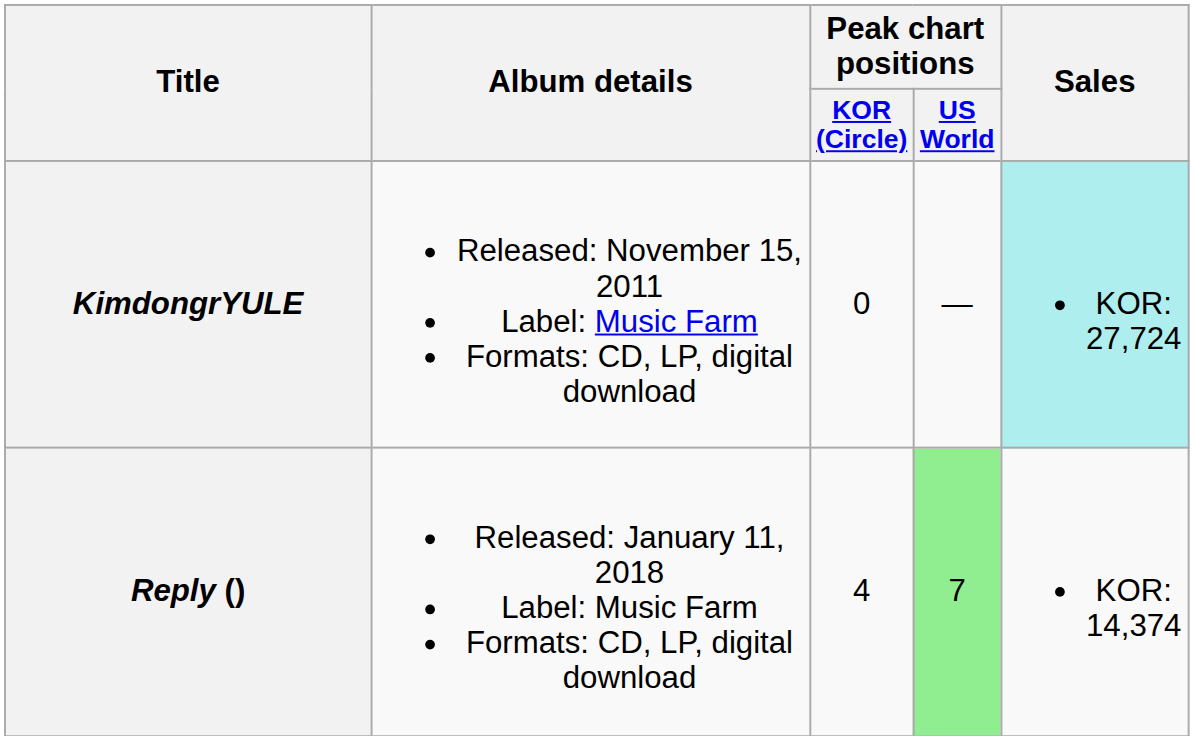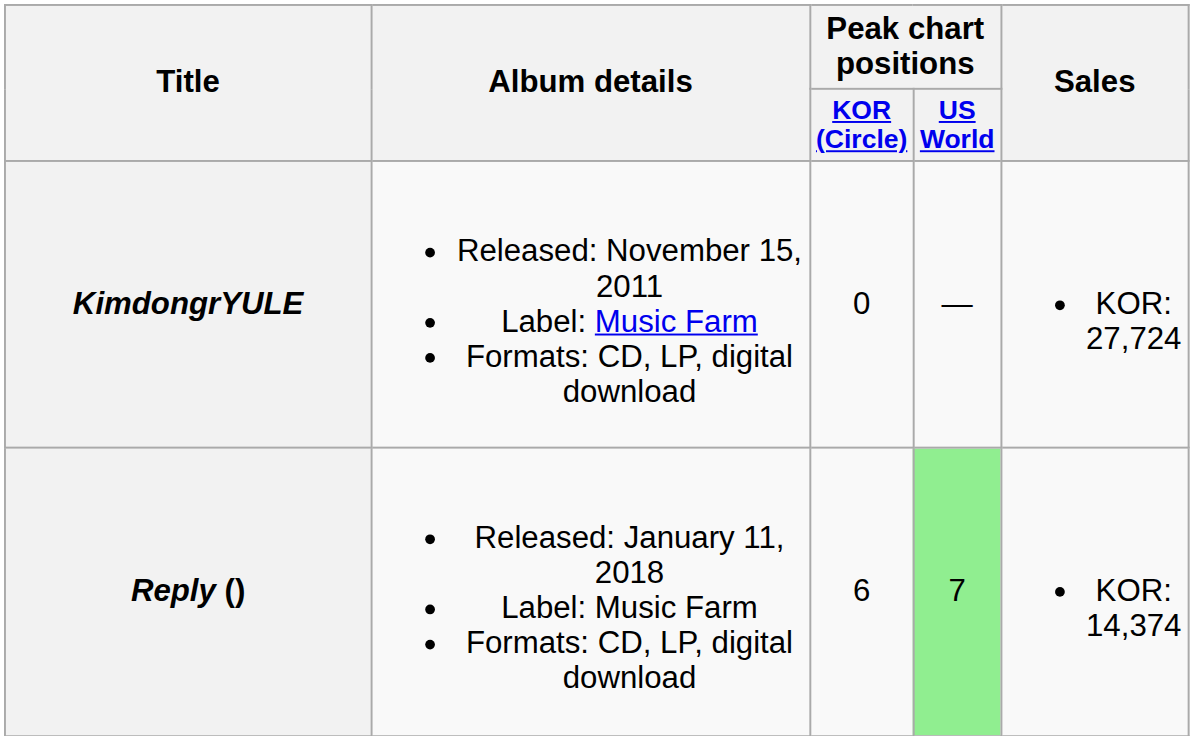(1095, 322) paleturquoise background -> (1095, 322) no background
(862, 591) 4 -> (862, 591) 6
